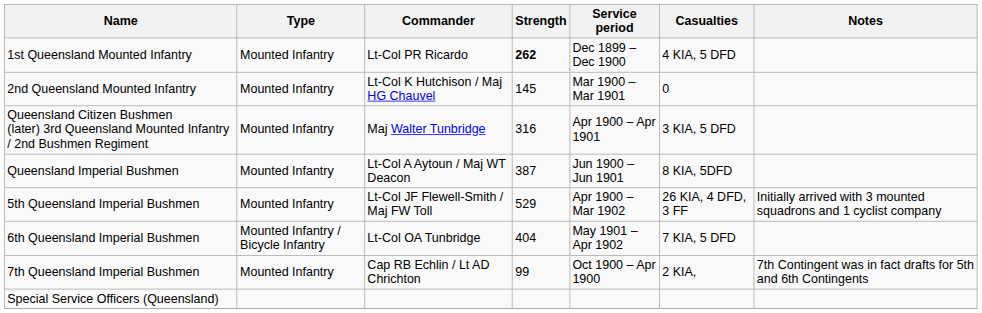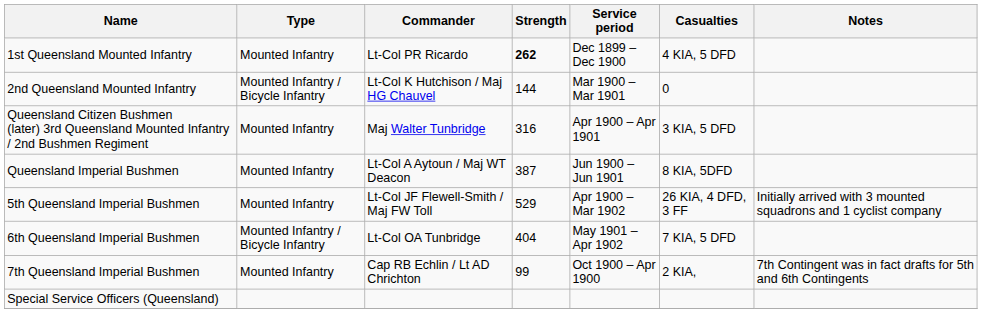(287, 89) Mounted Infantry -> (290, 89) Mounted Infantry / Bicycle Infantry
(526, 89) 145 -> (526, 89) 144
